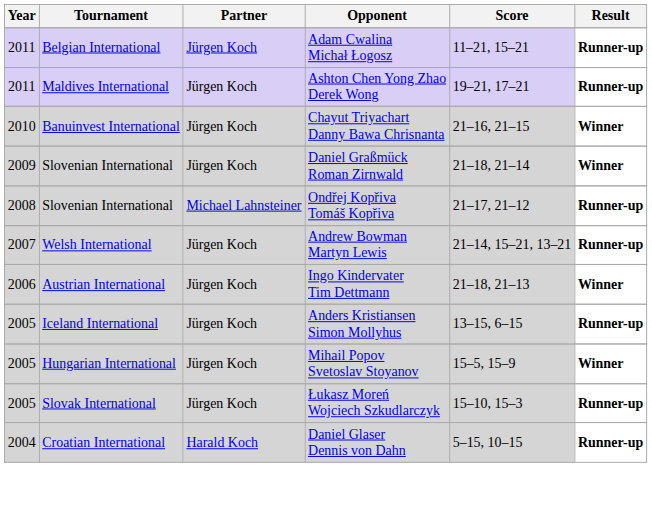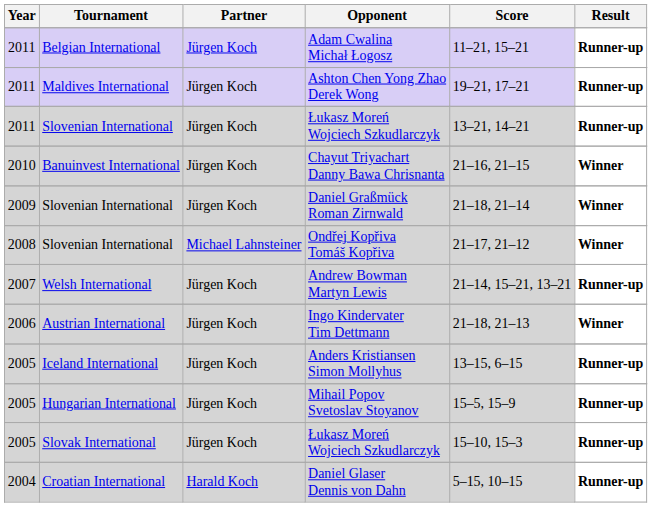+ row: (108, 126)
(611, 205) Runner-up -> (601, 245) Winner
(601, 363) Winner -> (611, 403) Runner-up
